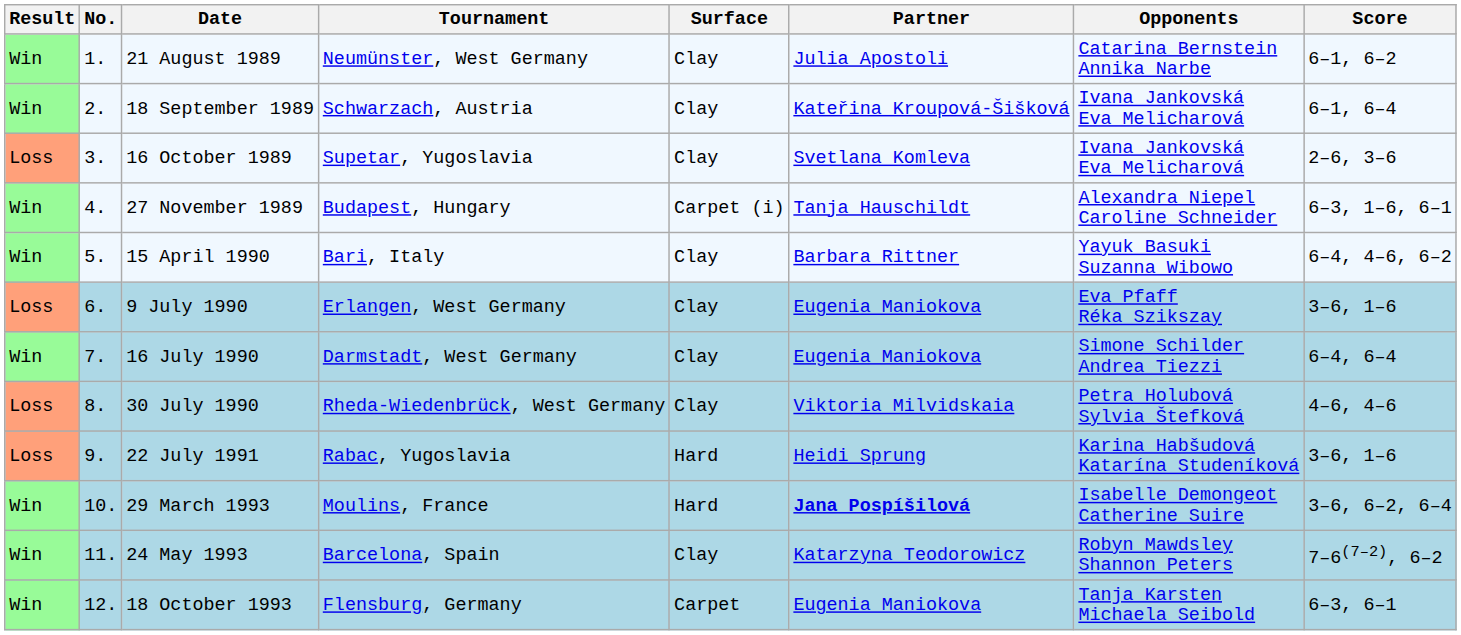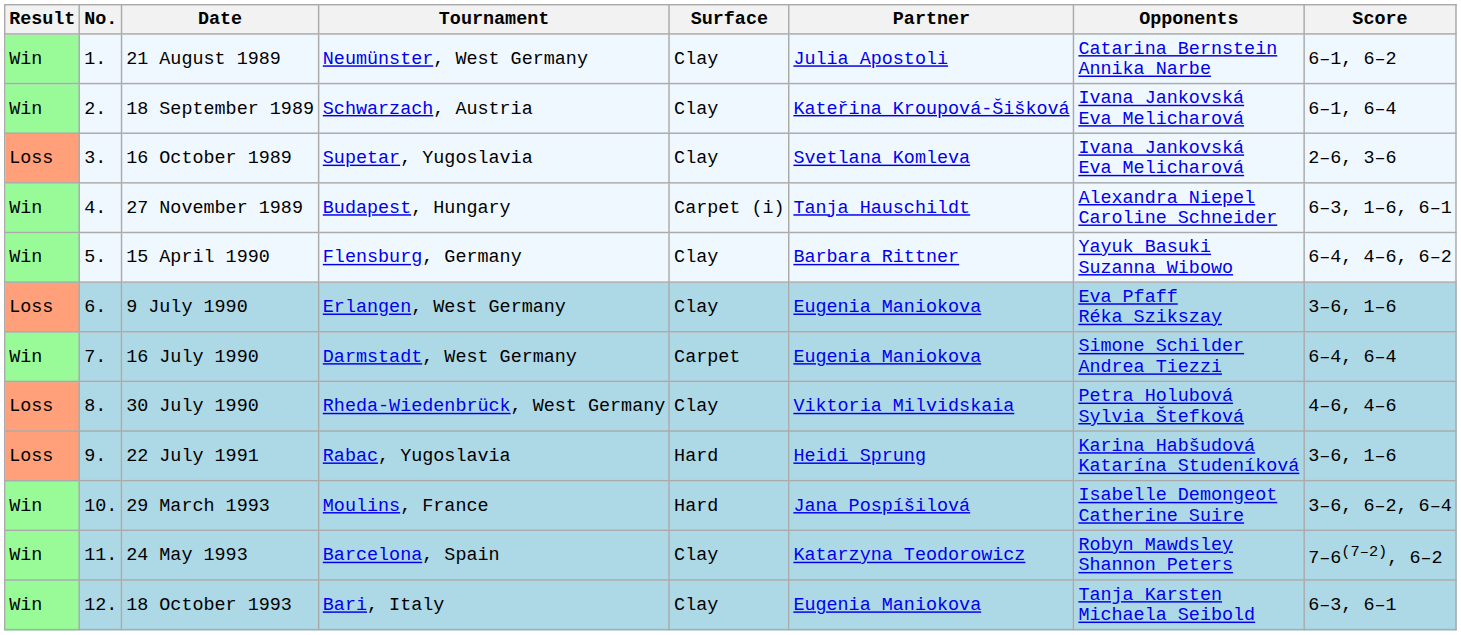(384, 257) Bari, Italy -> (422, 257) Flensburg, Germany
(696, 357) Clay -> (707, 357) Carpet
(882, 506) bold -> (882, 506) normal
(422, 605) Flensburg, Germany -> (384, 605) Bari, Italy
(707, 605) Carpet -> (696, 605) Clay
